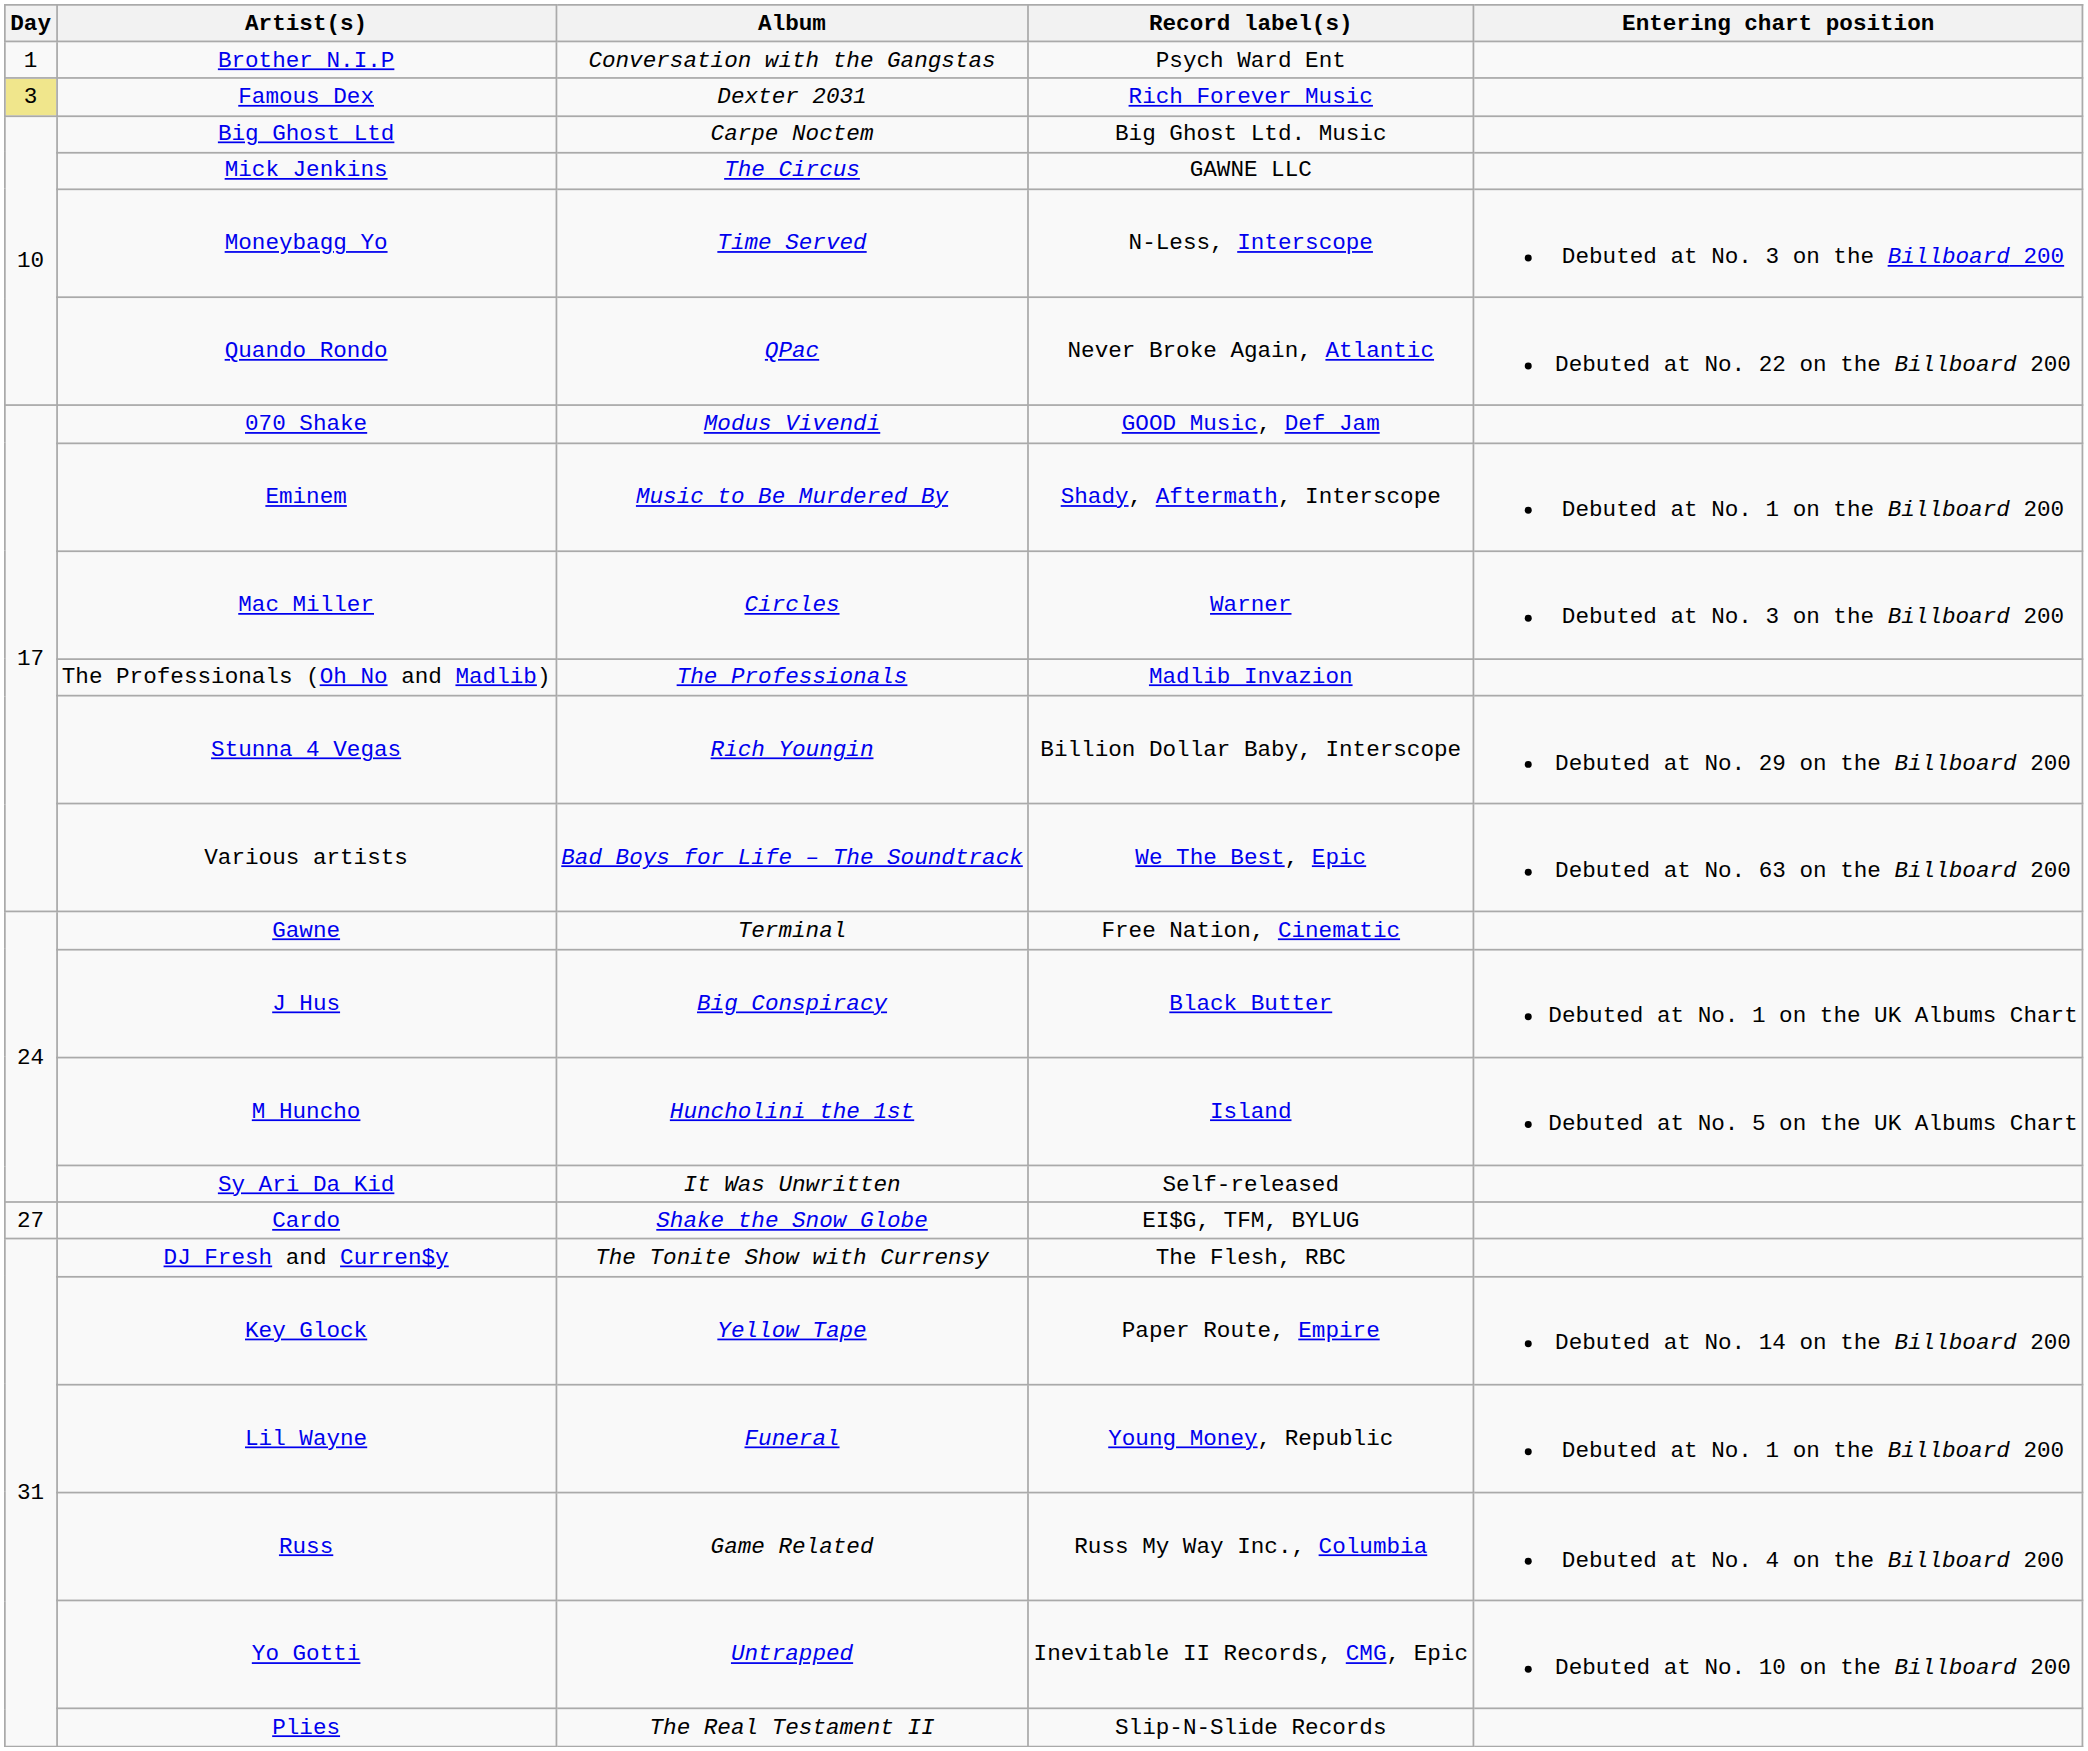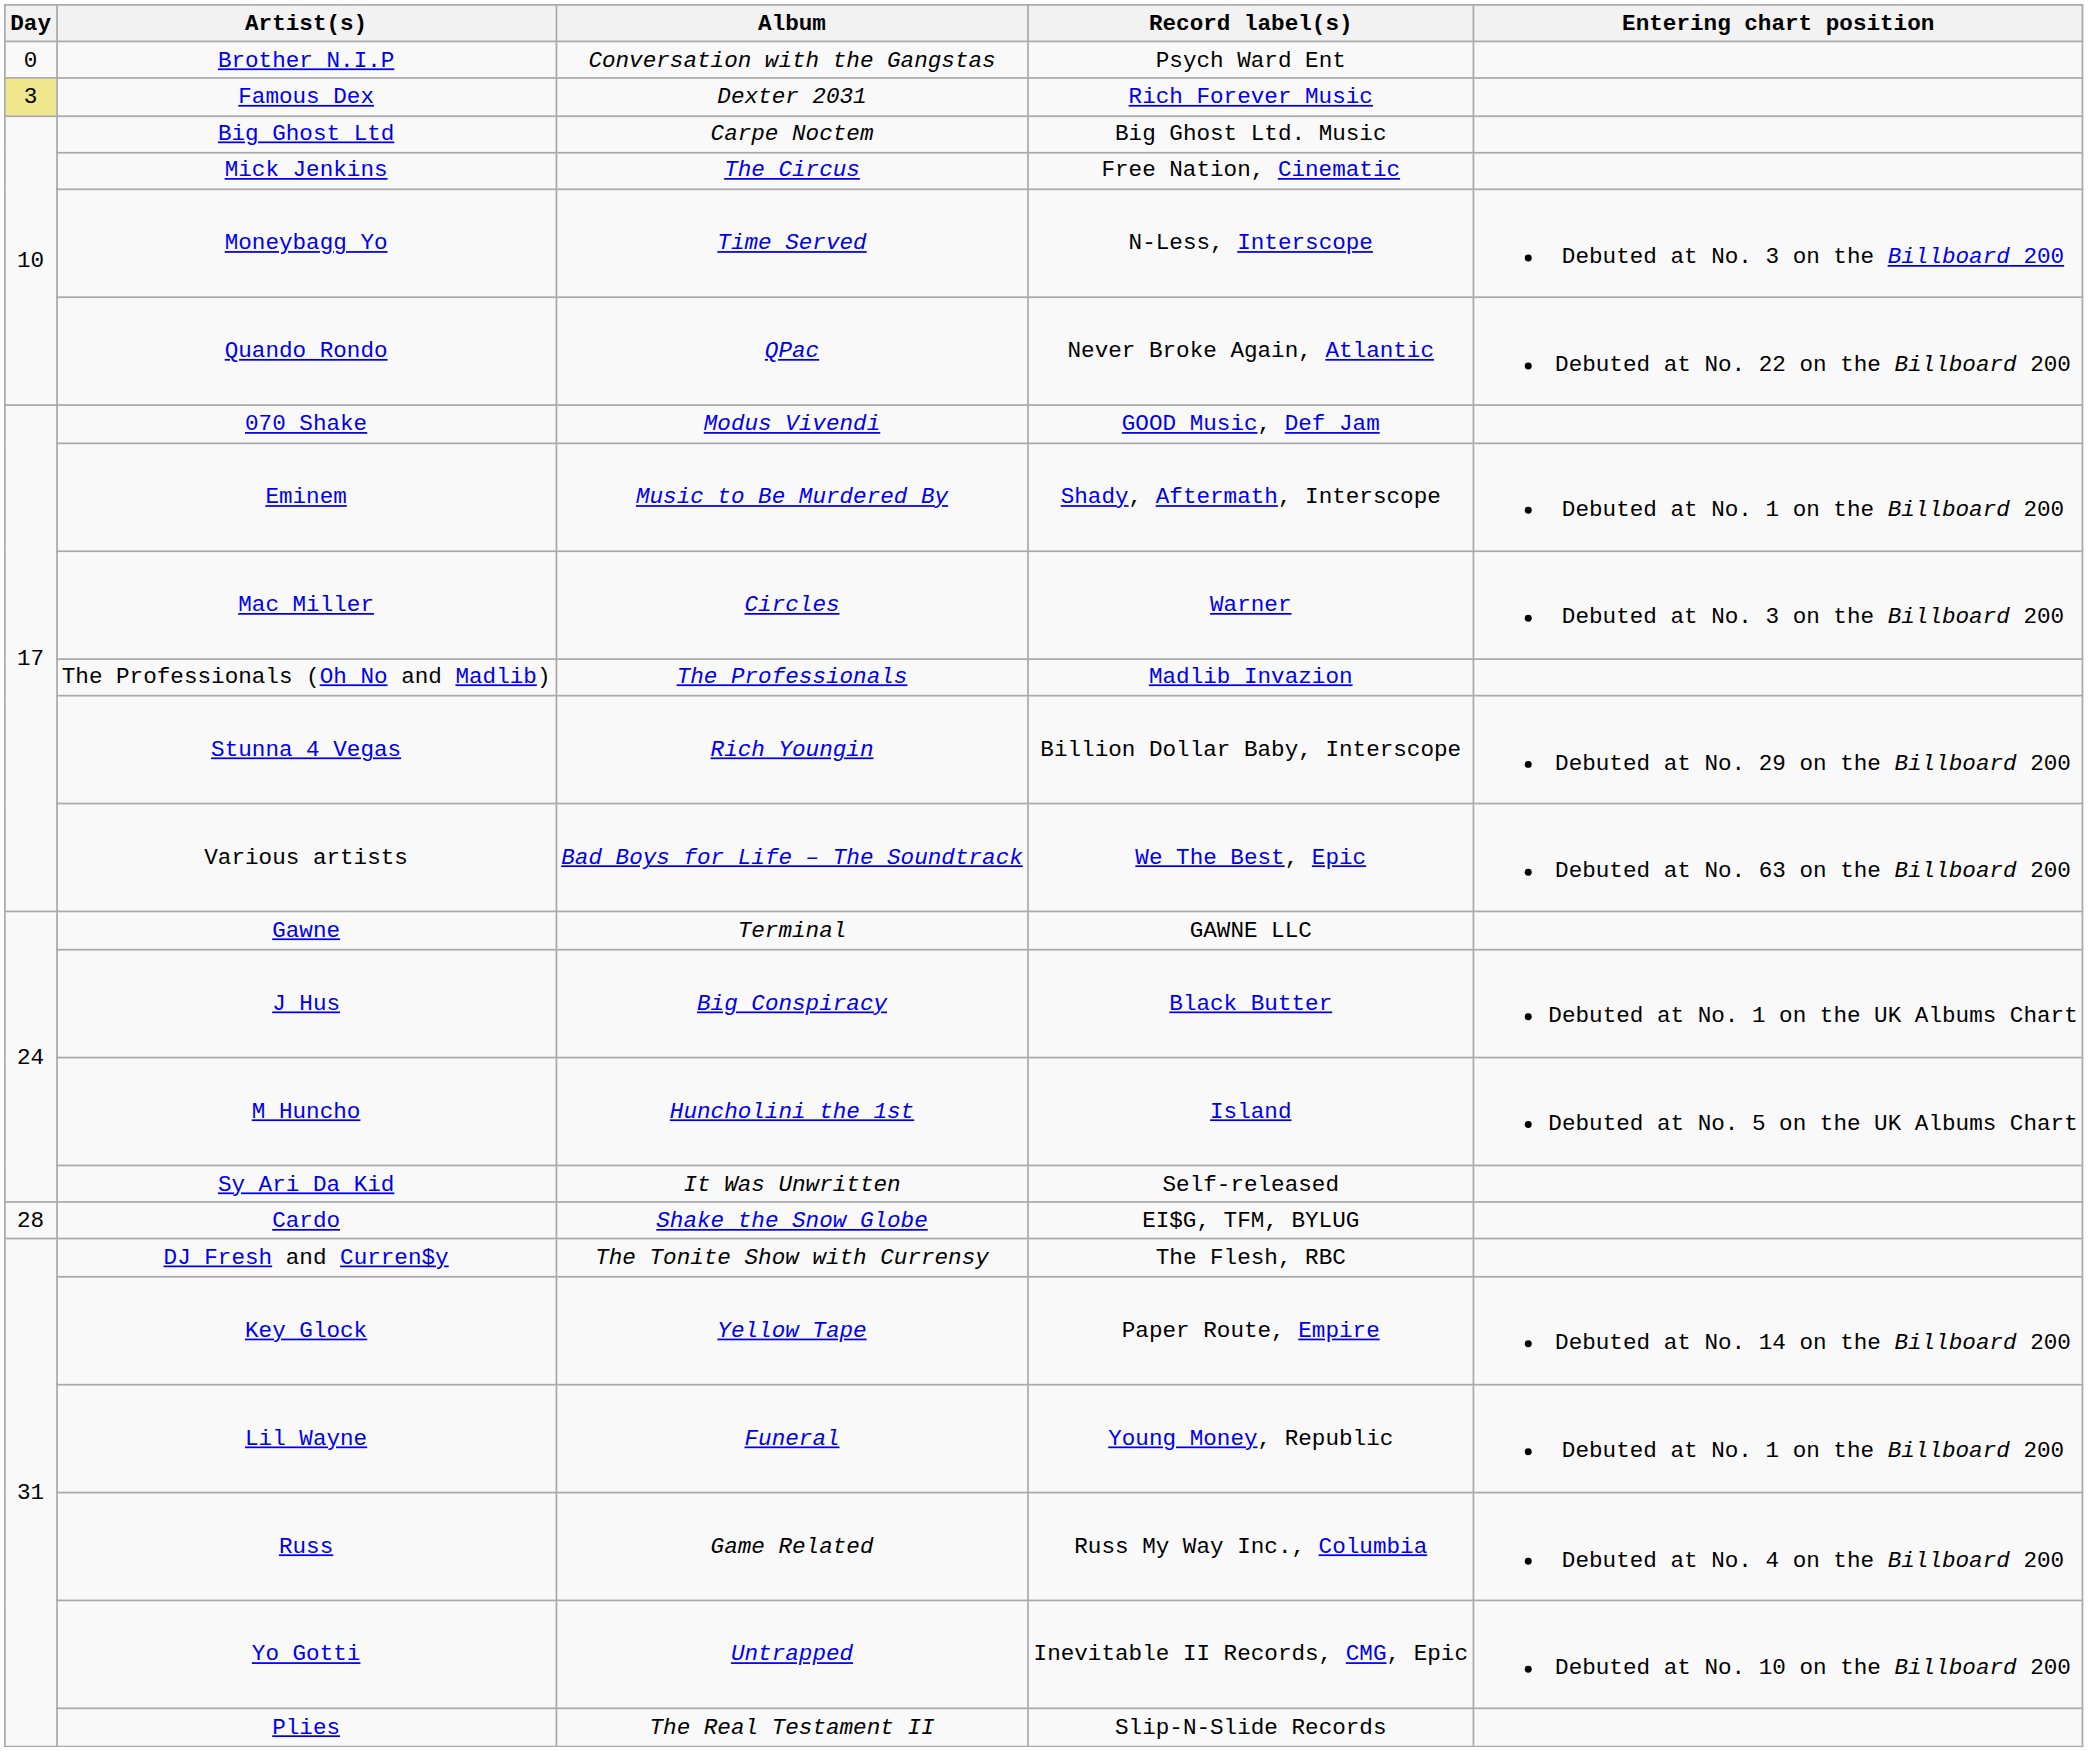(31, 60) 1 -> (31, 60) 0
(1251, 171) GAWNE LLC -> (1251, 171) Free Nation, Cinematic
(1251, 931) Free Nation, Cinematic -> (1251, 931) GAWNE LLC
(31, 1221) 27 -> (31, 1221) 28
